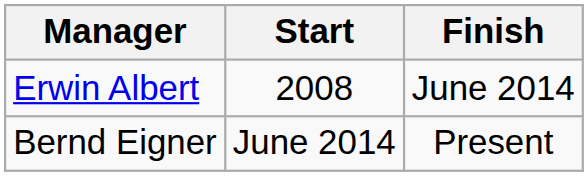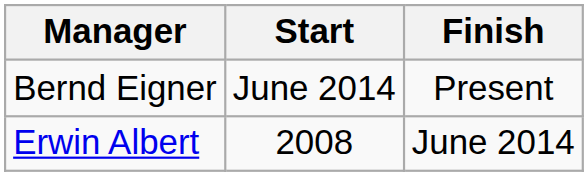rows swapped: (106, 87) <-> (115, 142)
